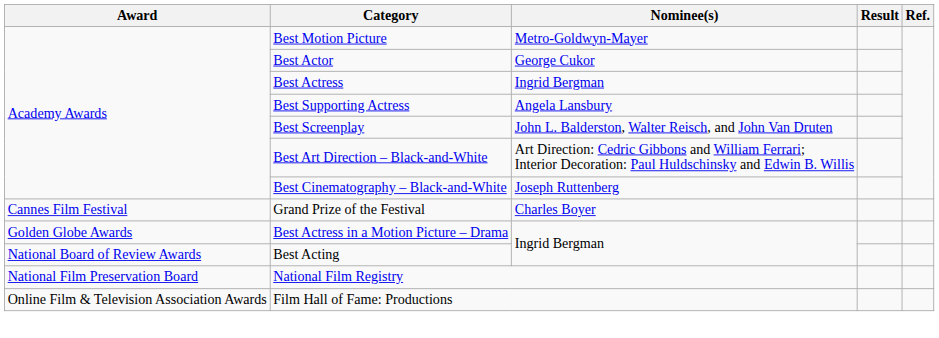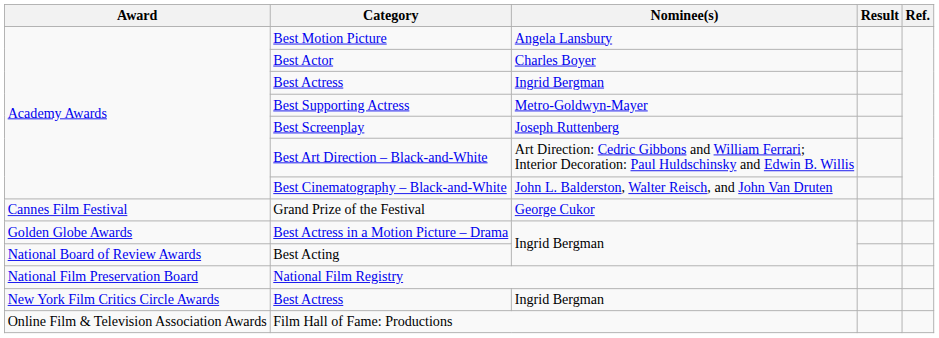(581, 37) Metro-Goldwyn-Mayer -> (563, 37) Angela Lansbury
(555, 60) George Cukor -> (555, 60) Charles Boyer
(563, 104) Angela Lansbury -> (581, 104) Metro-Goldwyn-Mayer
(674, 127) John L. Balderston, Walter Reisch, and John Van Druten -> (567, 127) Joseph Ruttenberg
(567, 187) Joseph Ruttenberg -> (674, 187) John L. Balderston, Walter Reisch, and John Van Druten
(555, 210) Charles Boyer -> (555, 210) George Cukor
+ row: (113, 299)
